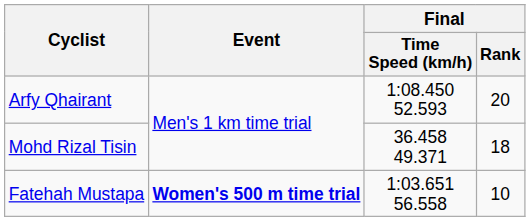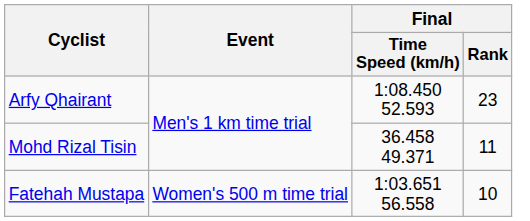(500, 100) 20 -> (488, 100) 23
(500, 147) 18 -> (488, 147) 11
(256, 194) bold -> (250, 194) normal
